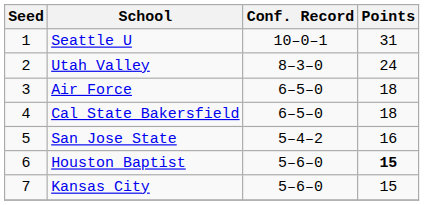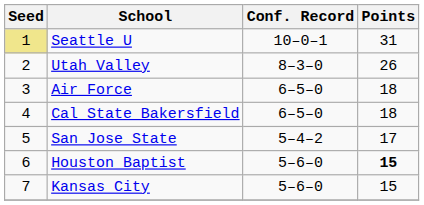(26, 41) no background -> (26, 41) khaki background
(388, 65) 24 -> (388, 65) 26
(388, 139) 16 -> (388, 139) 17
